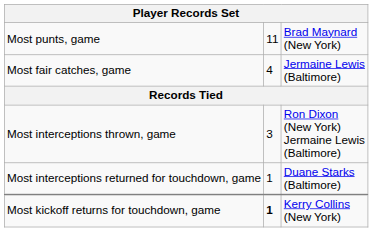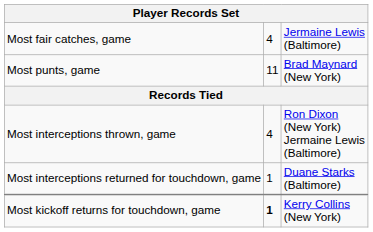rows swapped: (69, 70) <-> (53, 38)
(270, 133) 3 -> (270, 133) 4
